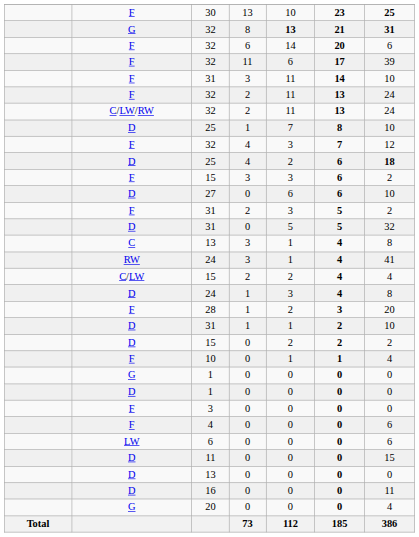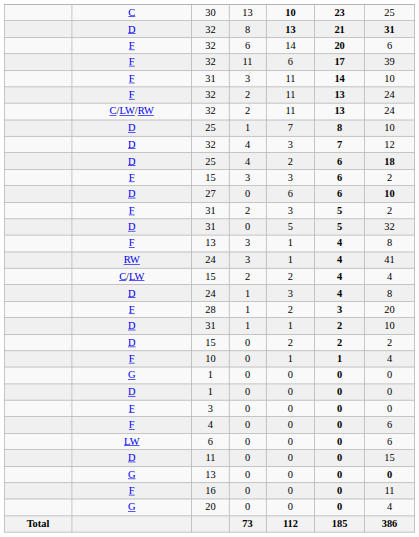(132, 12) F -> (132, 12) C
(290, 12) normal -> (290, 12) bold
(390, 12) bold -> (390, 12) normal
(132, 29) G -> (132, 29) D
(132, 144) F -> (132, 144) D
(390, 194) normal -> (390, 194) bold
(132, 243) C -> (132, 243) F
(132, 474) D -> (132, 474) G
(390, 474) normal -> (390, 474) bold
(132, 491) D -> (132, 491) F
